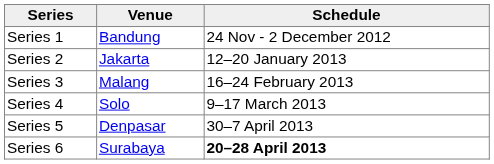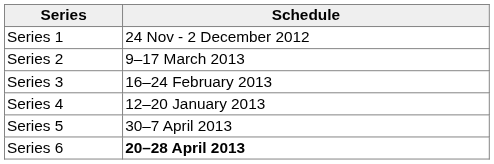- column: (150, 15)
(276, 59) 12–20 January 2013 -> (185, 59) 9–17 March 2013
(266, 103) 9–17 March 2013 -> (195, 103) 12–20 January 2013
